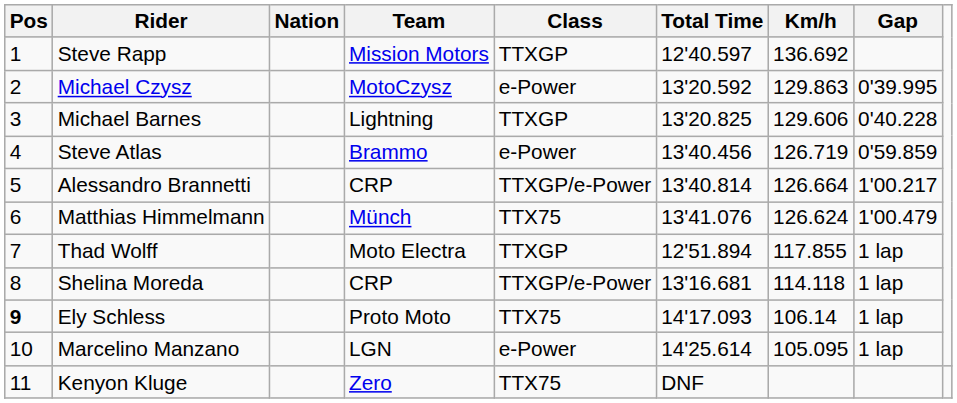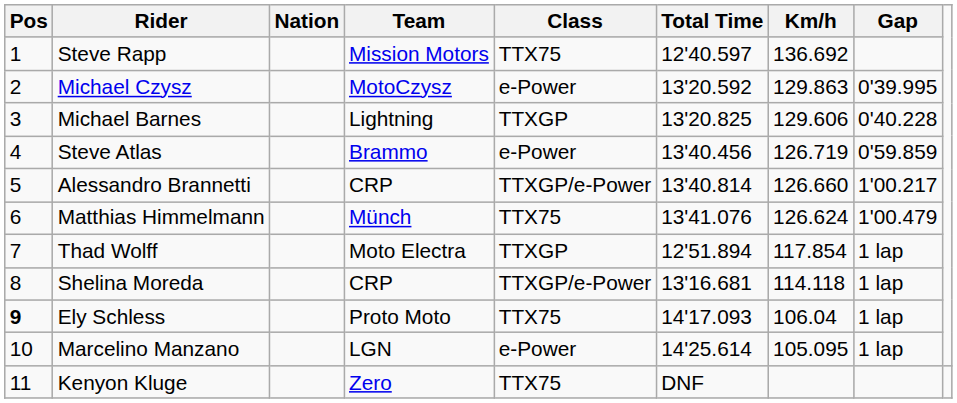(533, 54) TTXGP -> (530, 54) TTX75
(811, 185) 126.664 -> (811, 185) 126.660
(810, 250) 117.855 -> (810, 250) 117.854
(805, 316) 106.14 -> (805, 316) 106.04
